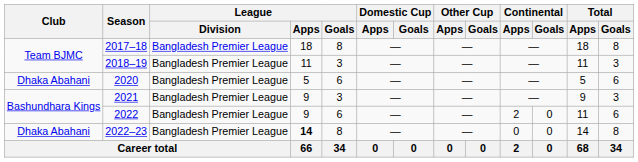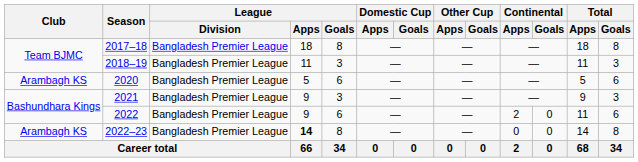(54, 81) Dhaka Abahani -> (54, 81) Arambagh KS
(54, 132) Dhaka Abahani -> (54, 132) Arambagh KS
